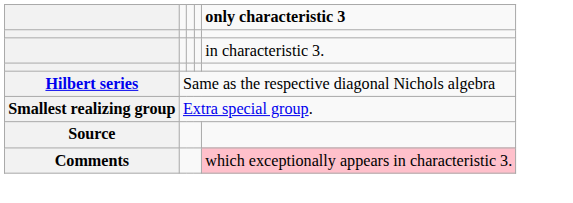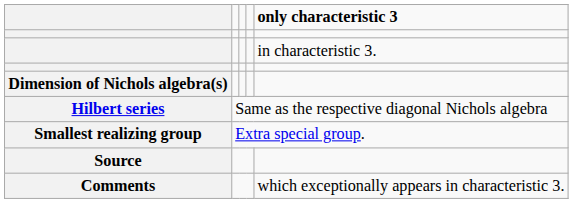+ row: (118, 83)
(359, 160) pink background -> (411, 185) no background
